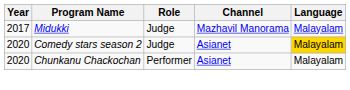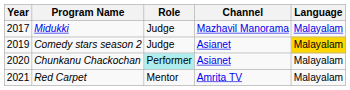(18, 45) 2020 -> (18, 45) 2019
(169, 61) no background -> (169, 61) paleturquoise background
+ row: (60, 77)
